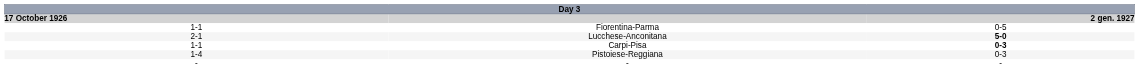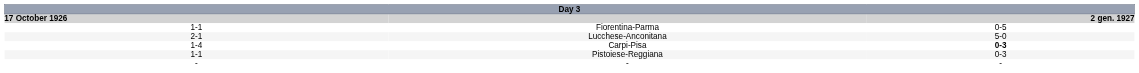(1001, 37) bold -> (1001, 37) normal
(196, 46) 1-1 -> (196, 46) 1-4
(196, 55) 1-4 -> (196, 55) 1-1
